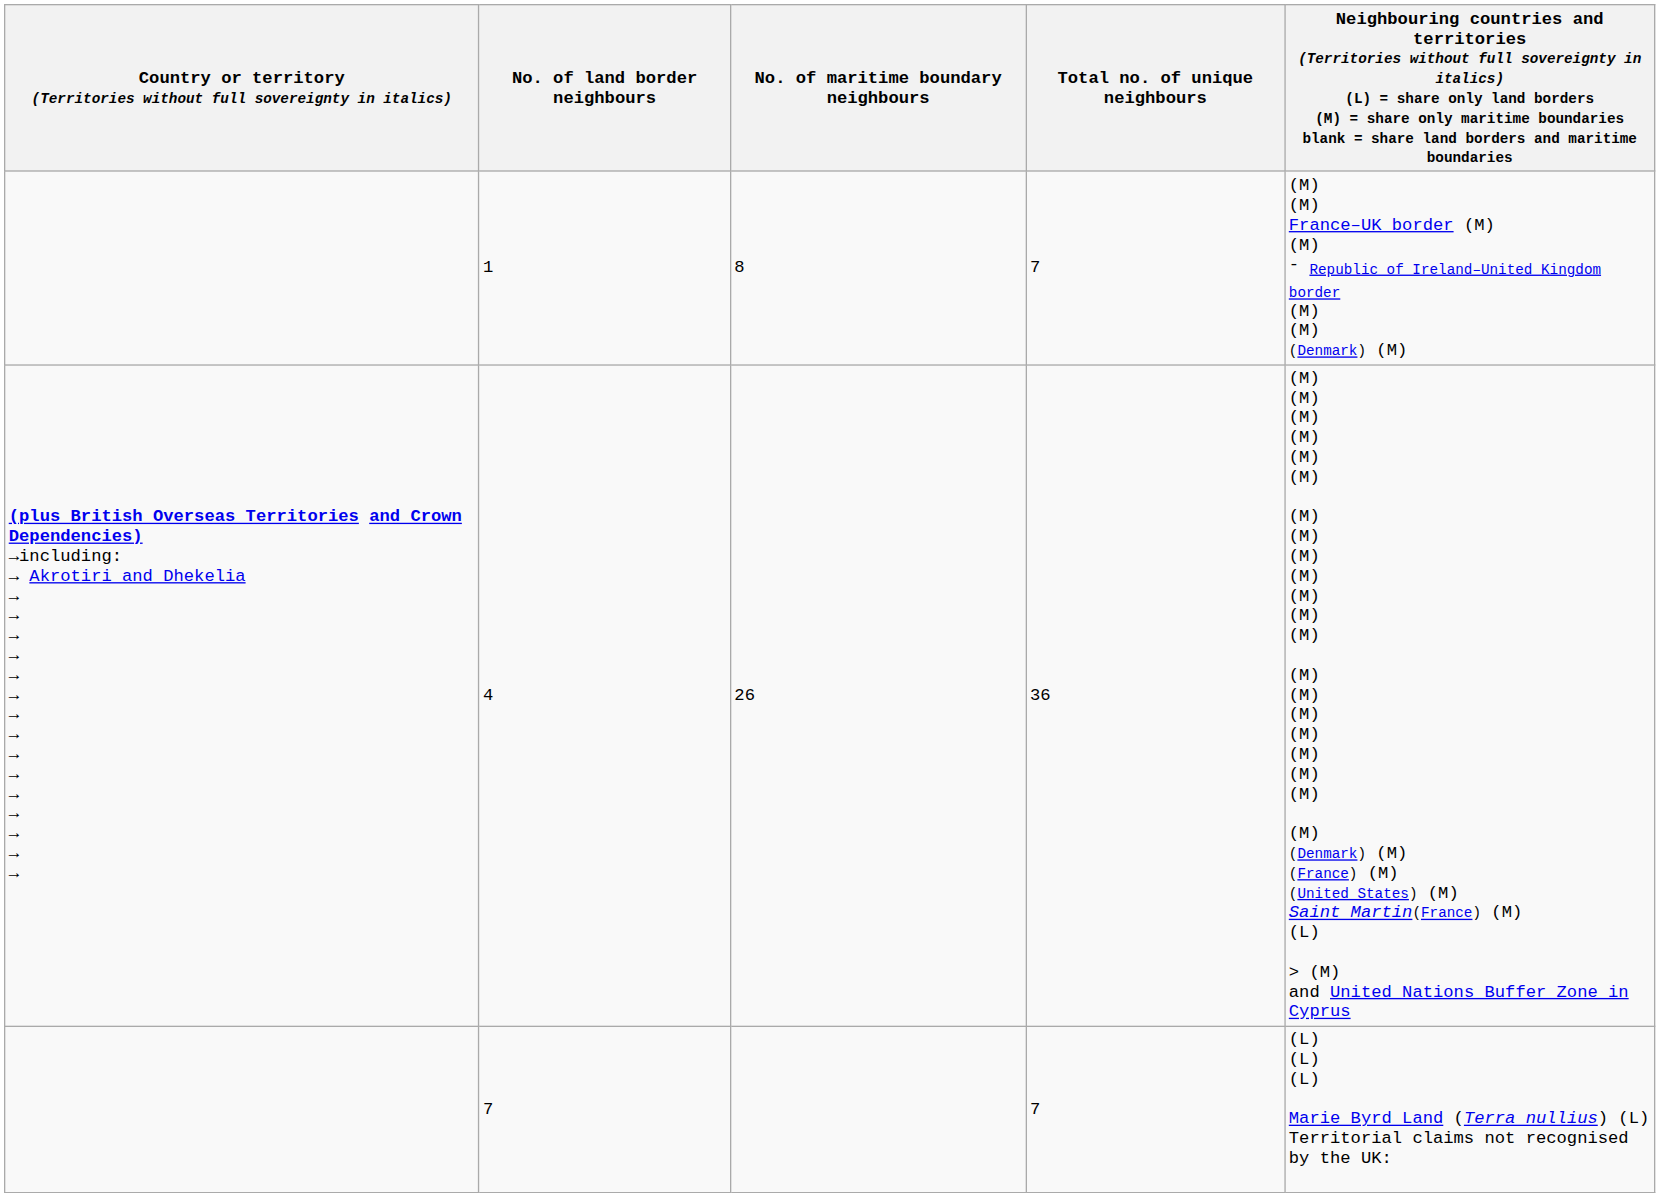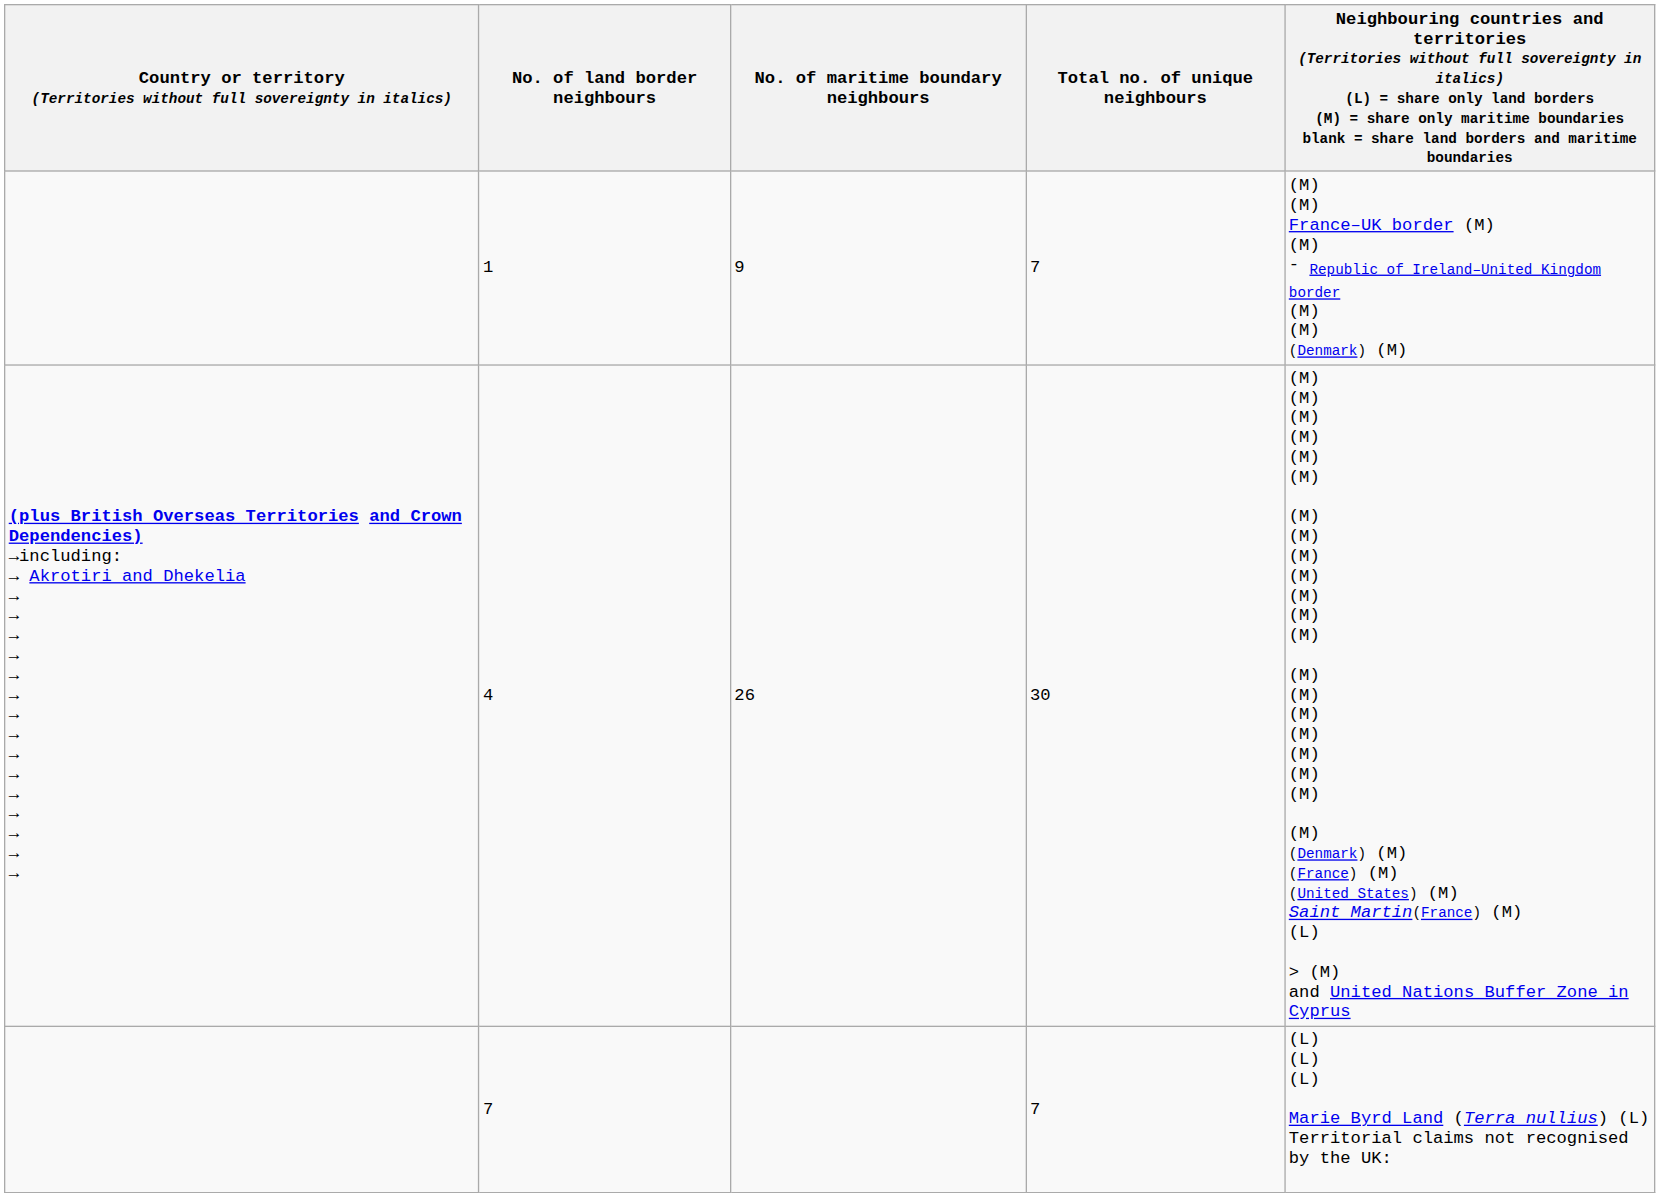(740, 268) 8 -> (740, 268) 9
(1040, 695) 36 -> (1040, 695) 30
